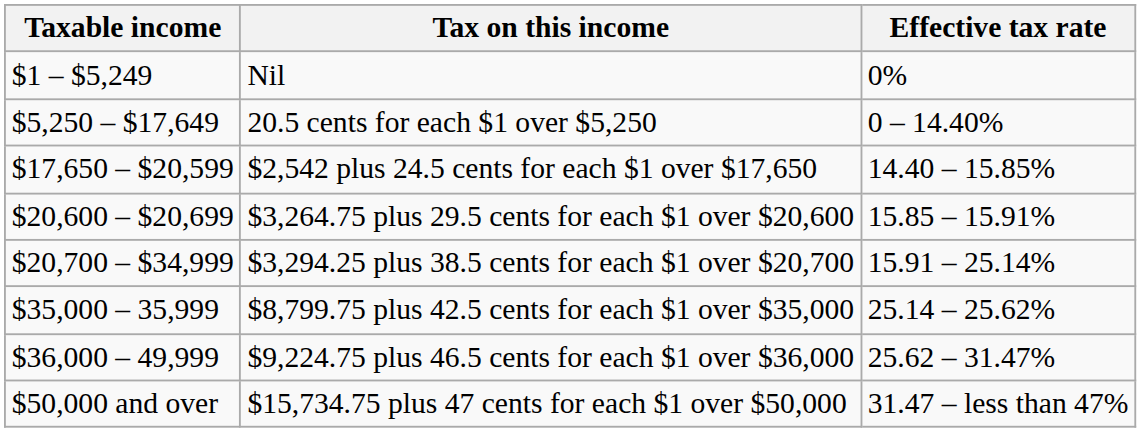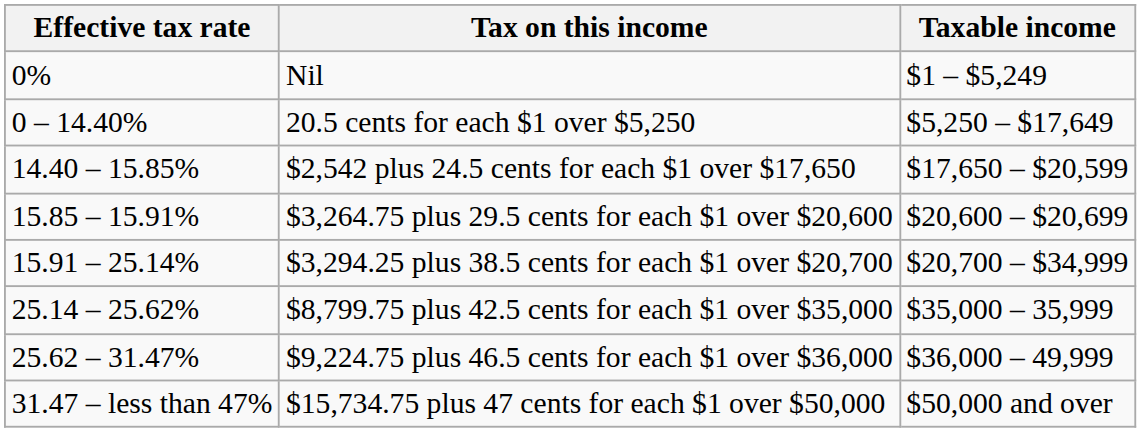columns swapped: (123, 27) <-> (998, 27)
